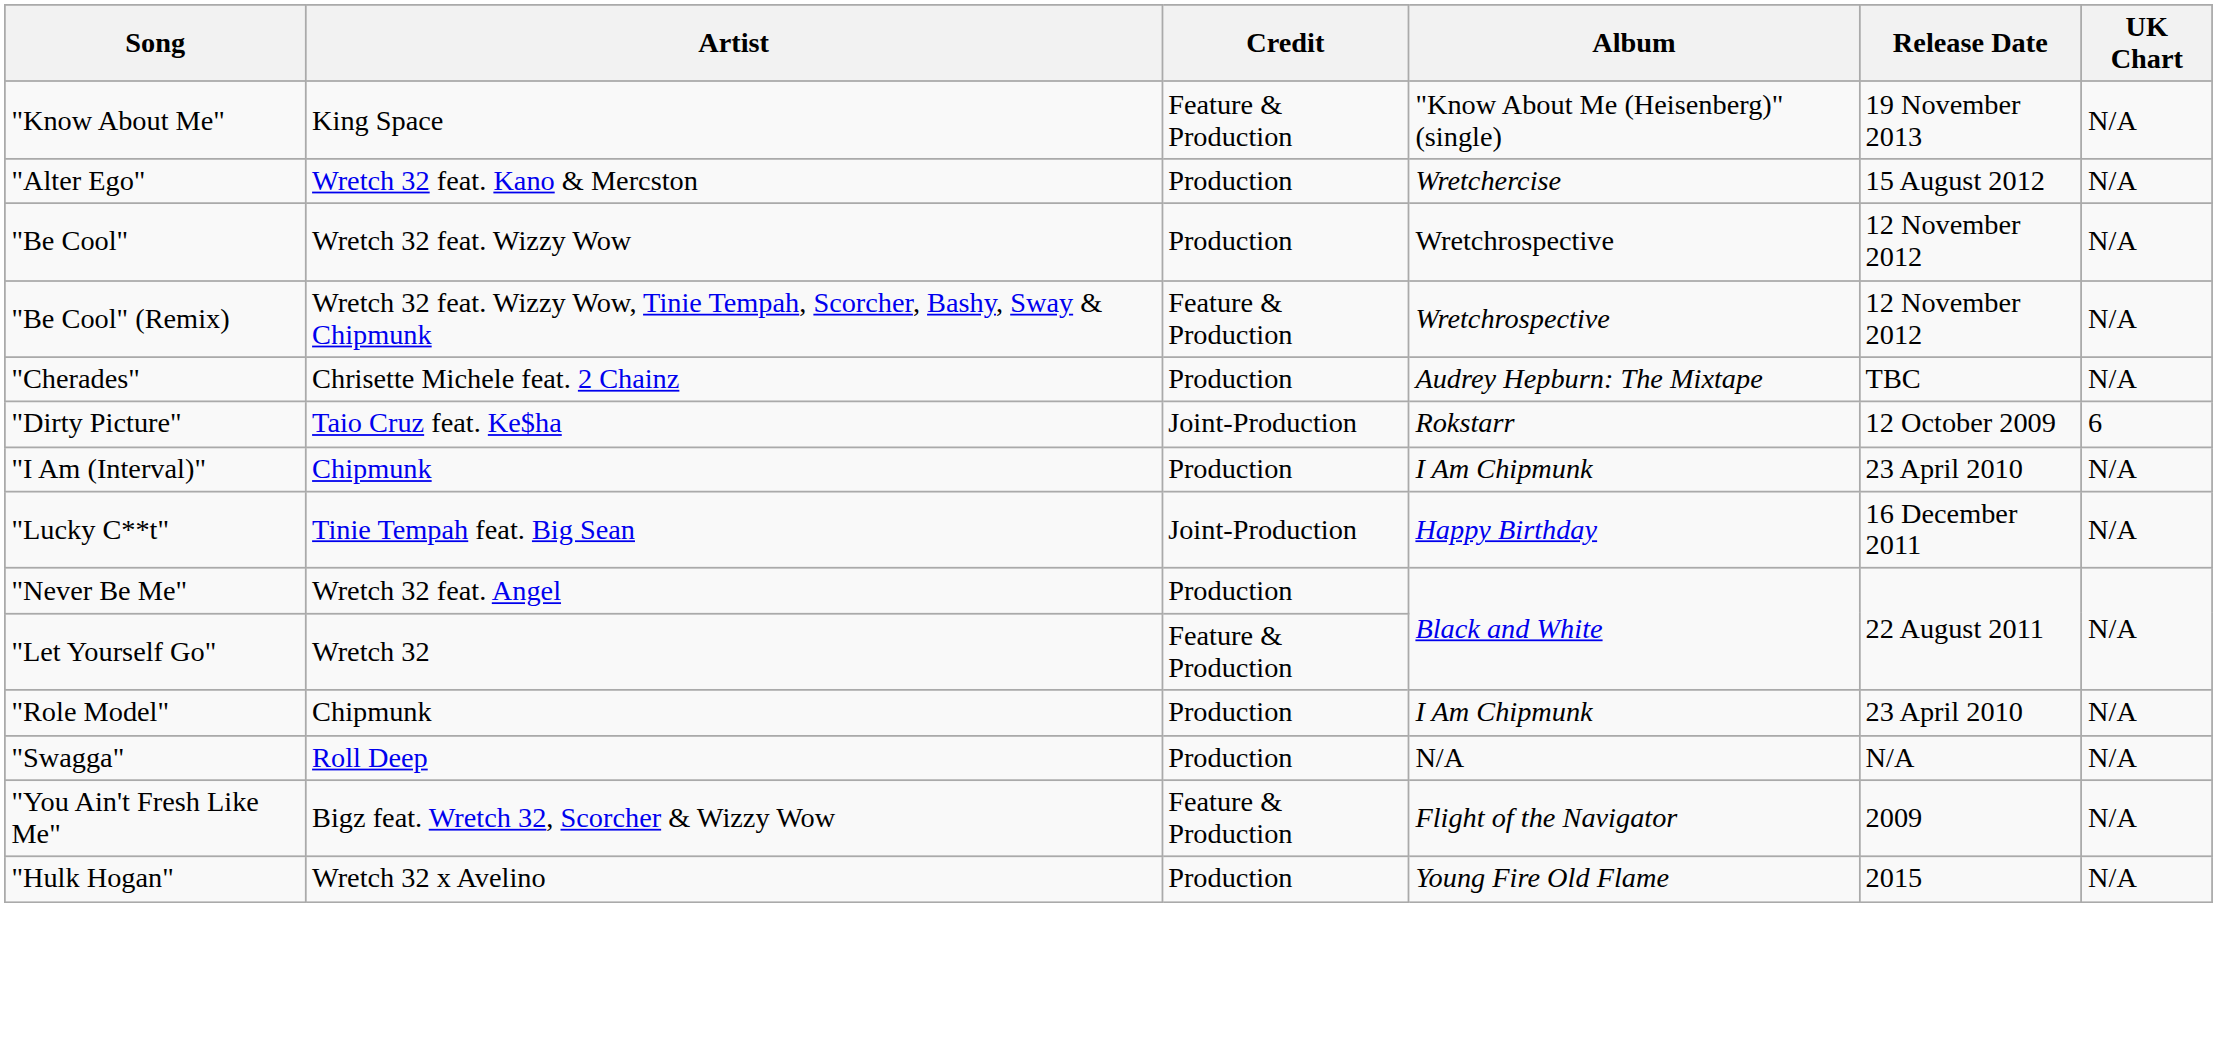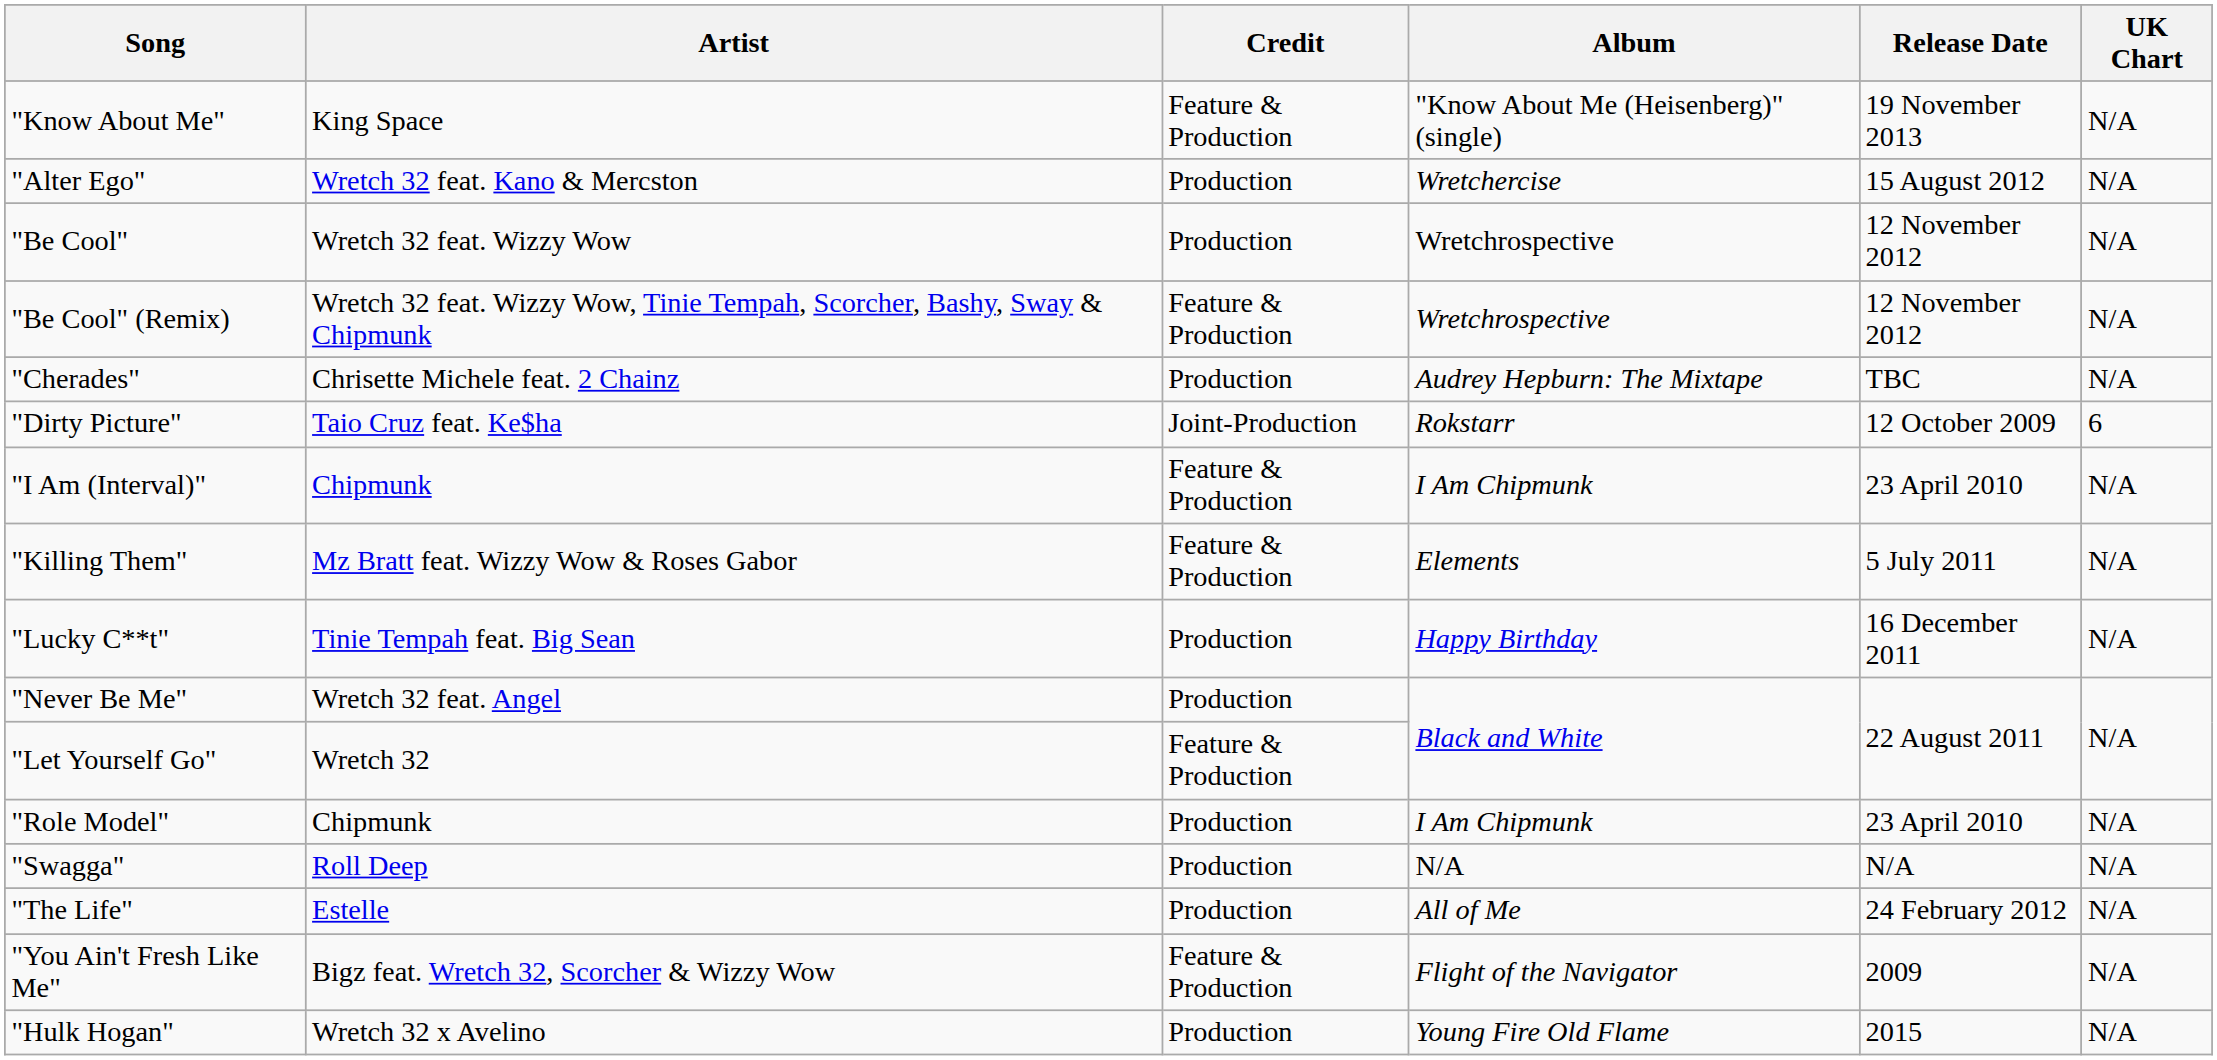(1230, 468) Production -> (1230, 484) Feature & Production
+ row: (99, 561)
(1263, 529) Joint-Production -> (1230, 638) Production
+ row: (72, 910)
